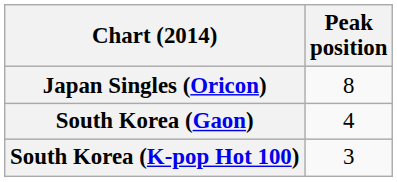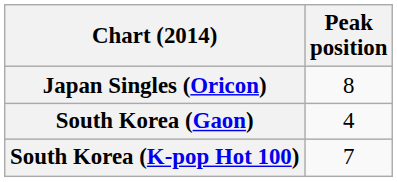(349, 157) 3 -> (349, 157) 7
